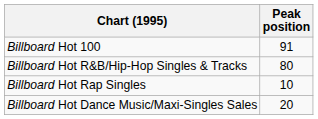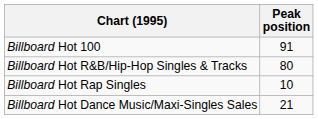(286, 104) 20 -> (286, 104) 21
